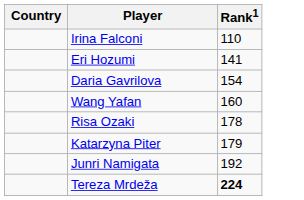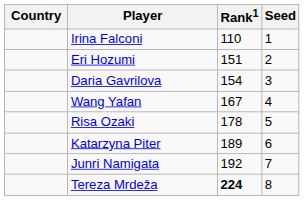+ column: (280, 16)
(231, 60) 141 -> (231, 60) 151
(231, 101) 160 -> (231, 101) 167
(231, 143) 179 -> (231, 143) 189
